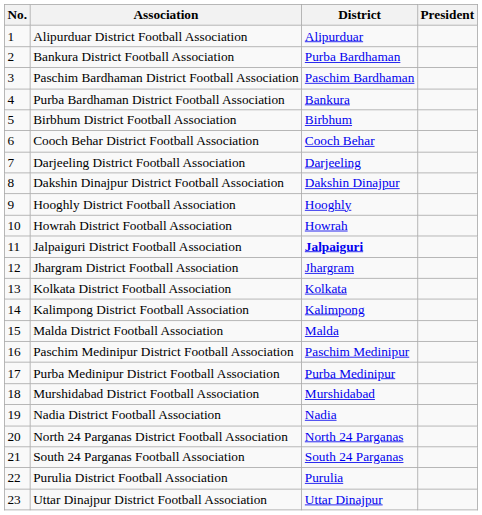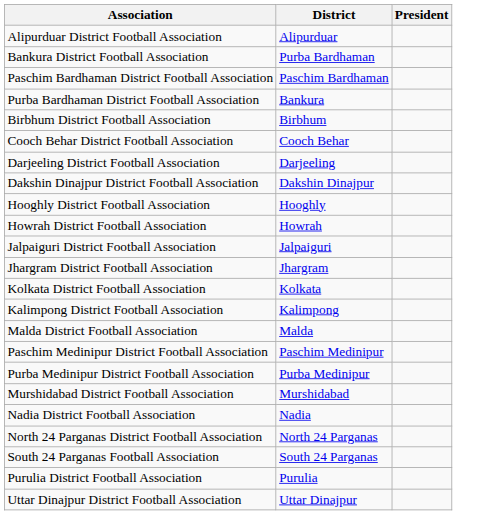- column: (17, 15)
(334, 246) bold -> (305, 246) normal
